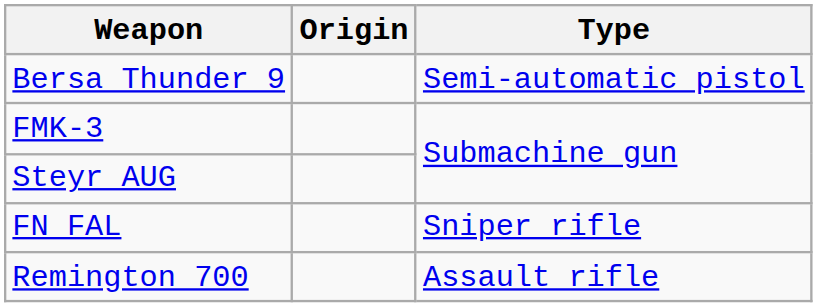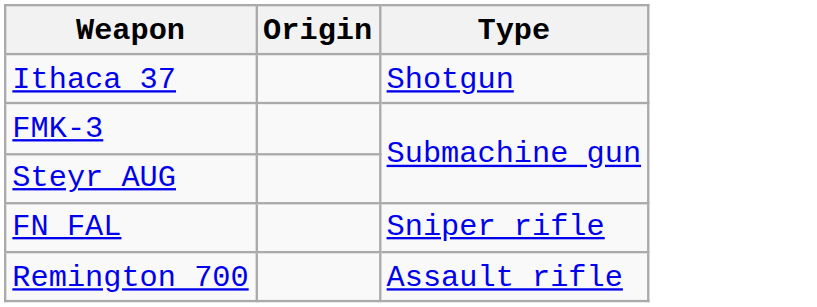- row: (149, 79)
+ row: (94, 79)
